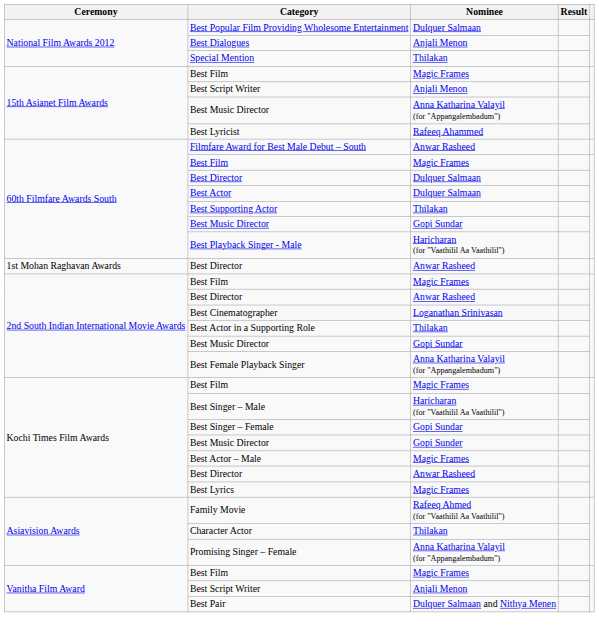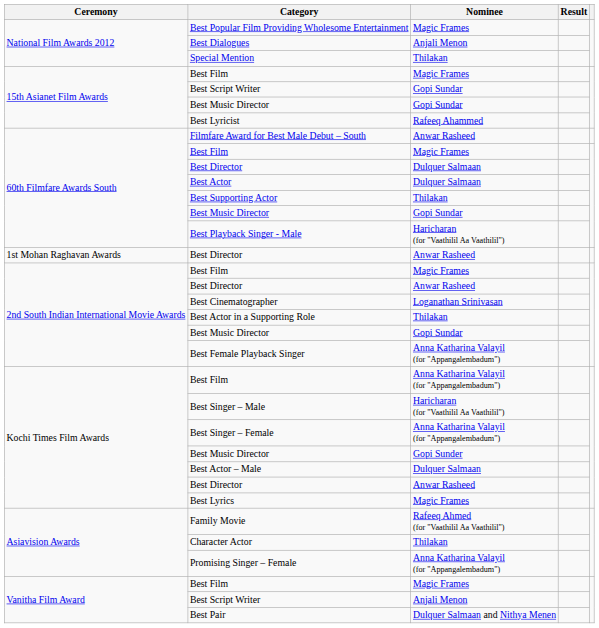(447, 27) Dulquer Salmaan -> (441, 27) Magic Frames
(440, 89) Anjali Menon -> (438, 89) Gopi Sundar
(459, 110) Anna Katharina Valayil (for "Appangalembadum") -> (438, 105) Gopi Sundar
(441, 385) Magic Frames -> (459, 380) Anna Katharina Valayil (for "Appangalembadum")
(438, 427) Gopi Sundar -> (459, 433) Anna Katharina Valayil (for "Appangalembadum")
(441, 458) Magic Frames -> (447, 469) Dulquer Salmaan
